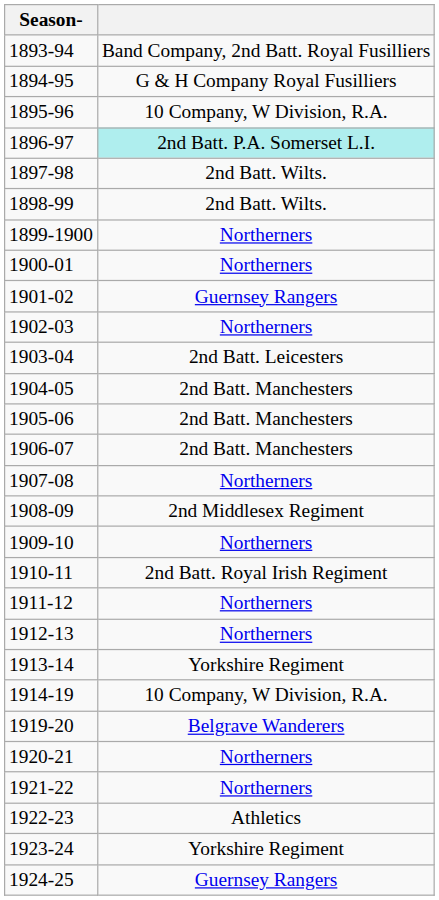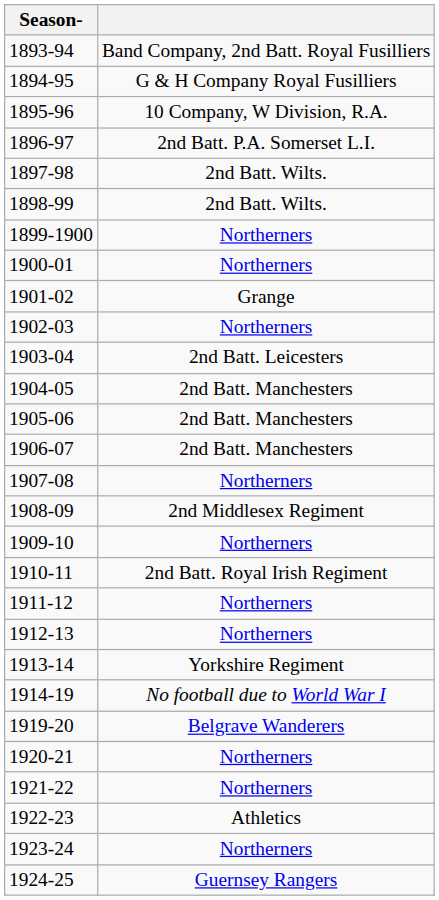(266, 142) paleturquoise background -> (266, 142) no background
(266, 296) Guernsey Rangers -> (266, 296) Grange
(266, 695) 10 Company, W Division, R.A. -> (266, 695) No football due to World War I
(266, 848) Yorkshire Regiment -> (266, 848) Northerners
